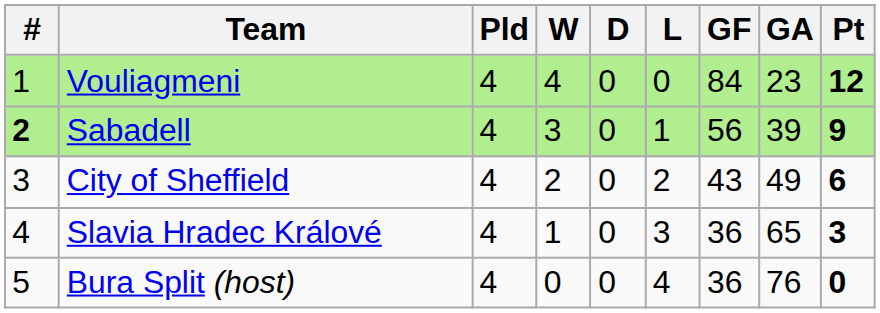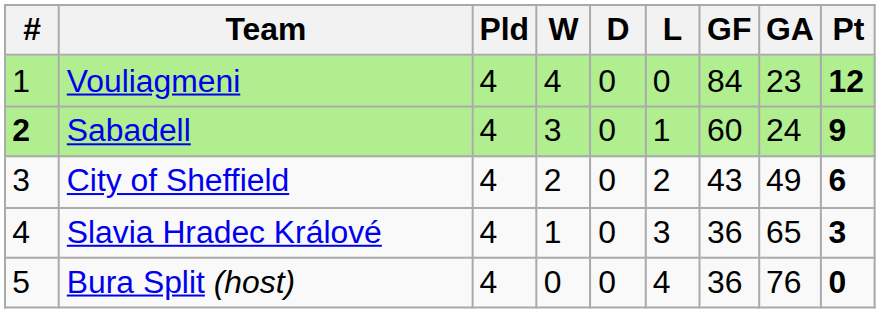(725, 130) 56 -> (725, 130) 60
(784, 130) 39 -> (784, 130) 24
